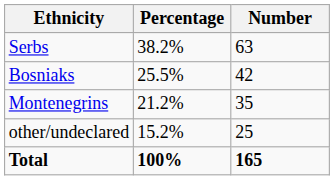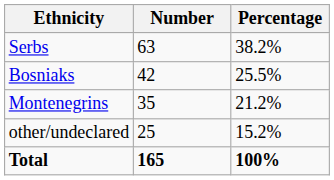columns swapped: (280, 18) <-> (182, 18)
